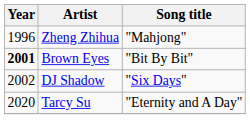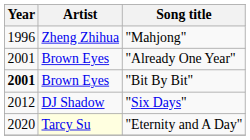+ row: (180, 59)
(21, 80) 2002 -> (21, 102) 2012
(66, 102) no background -> (66, 124) lightyellow background
